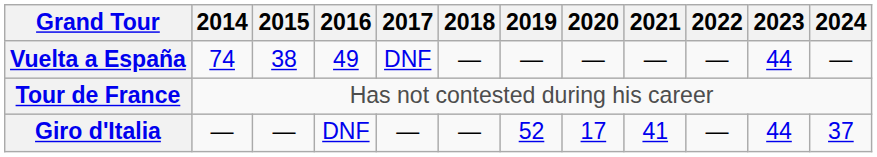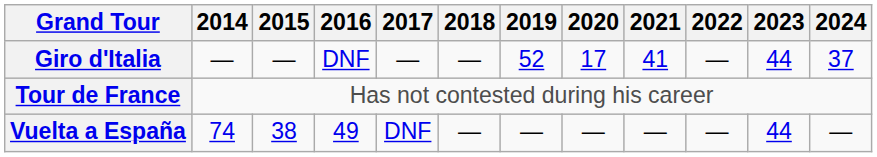rows swapped: (98, 132) <-> (98, 59)
